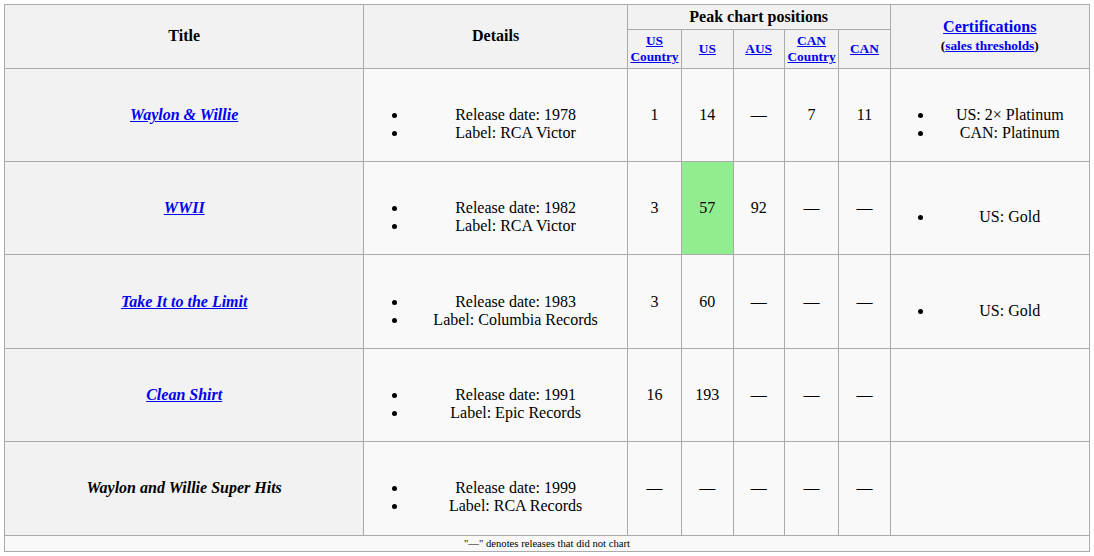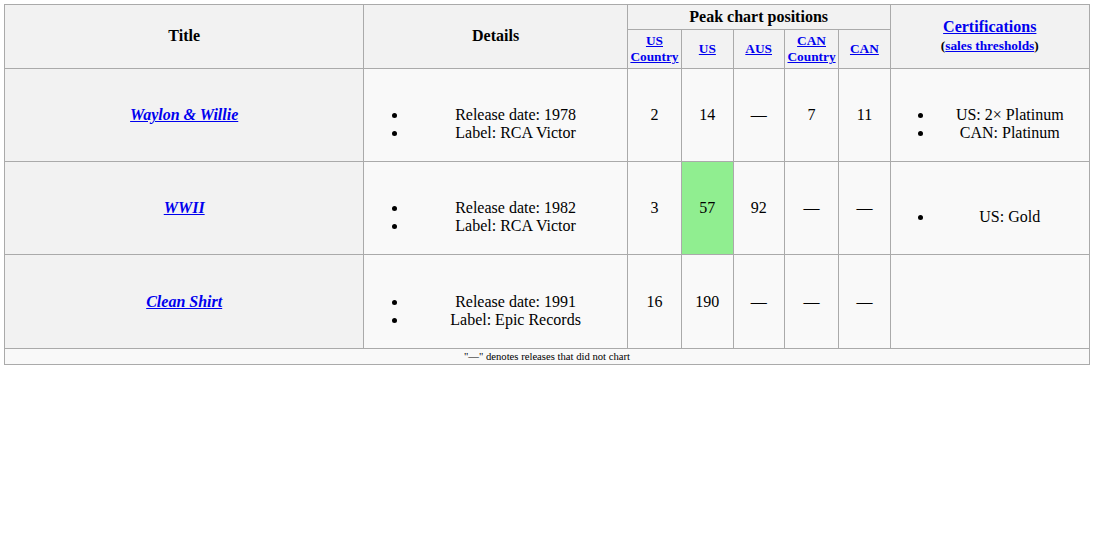(654, 114) 1 -> (654, 114) 2
- row: (184, 301)
(707, 394) 193 -> (707, 301) 190
- row: (184, 488)
